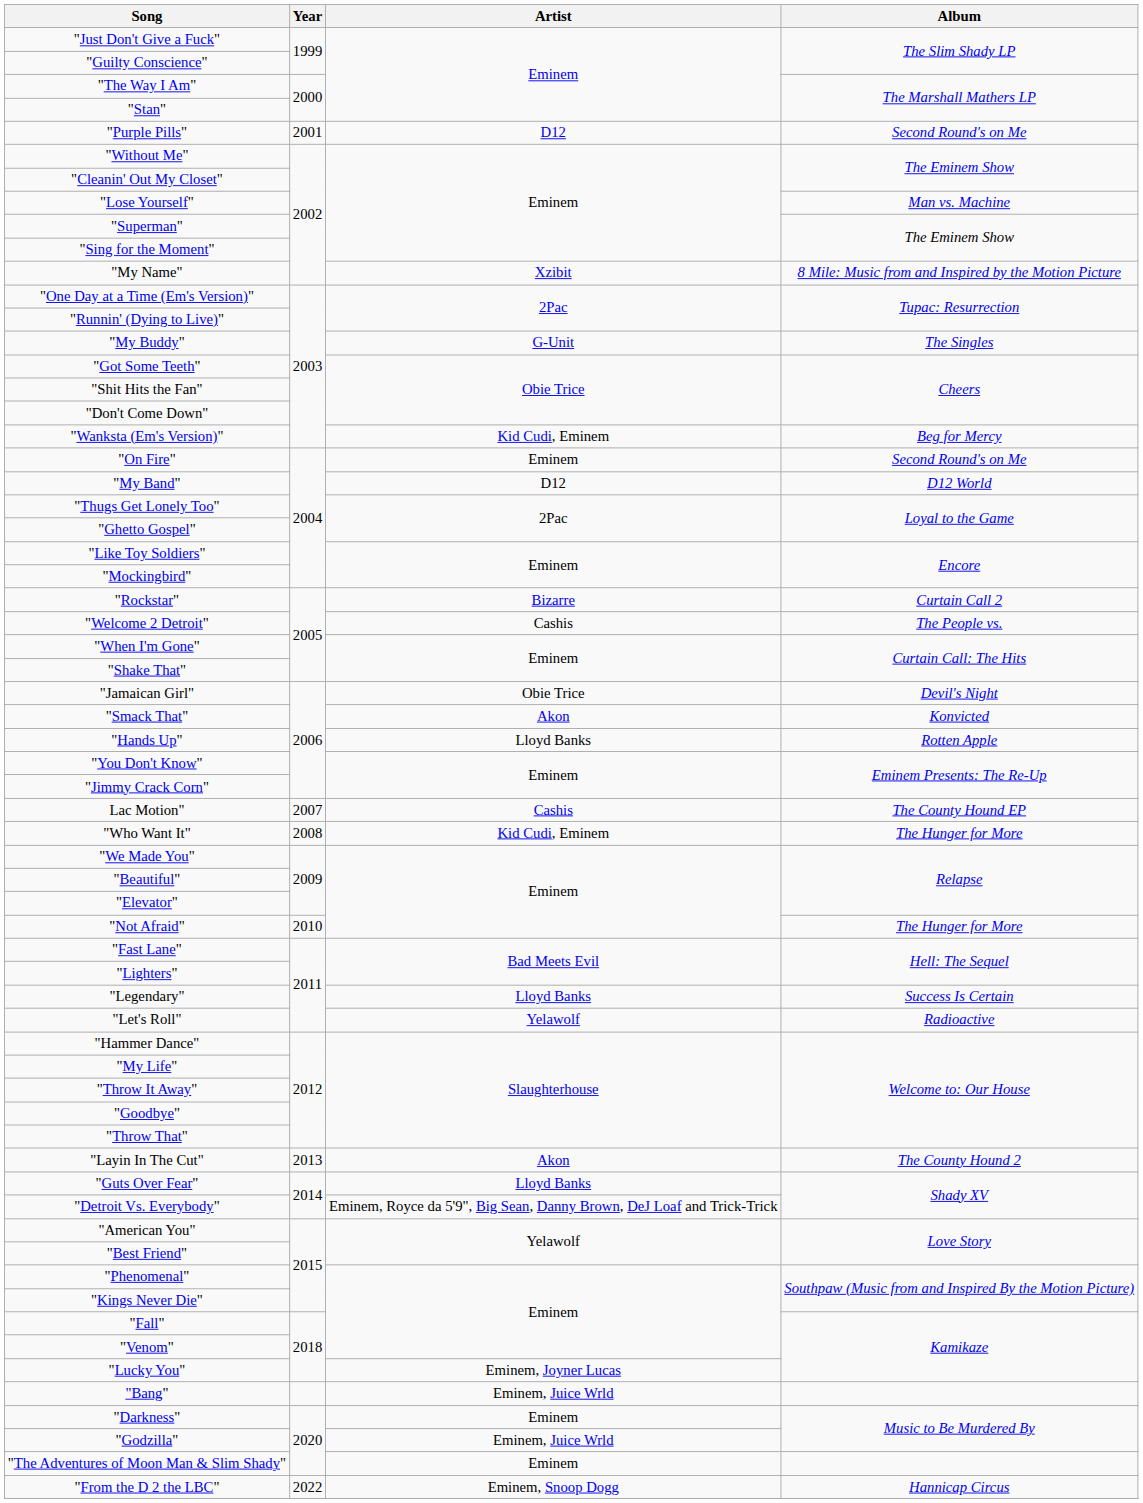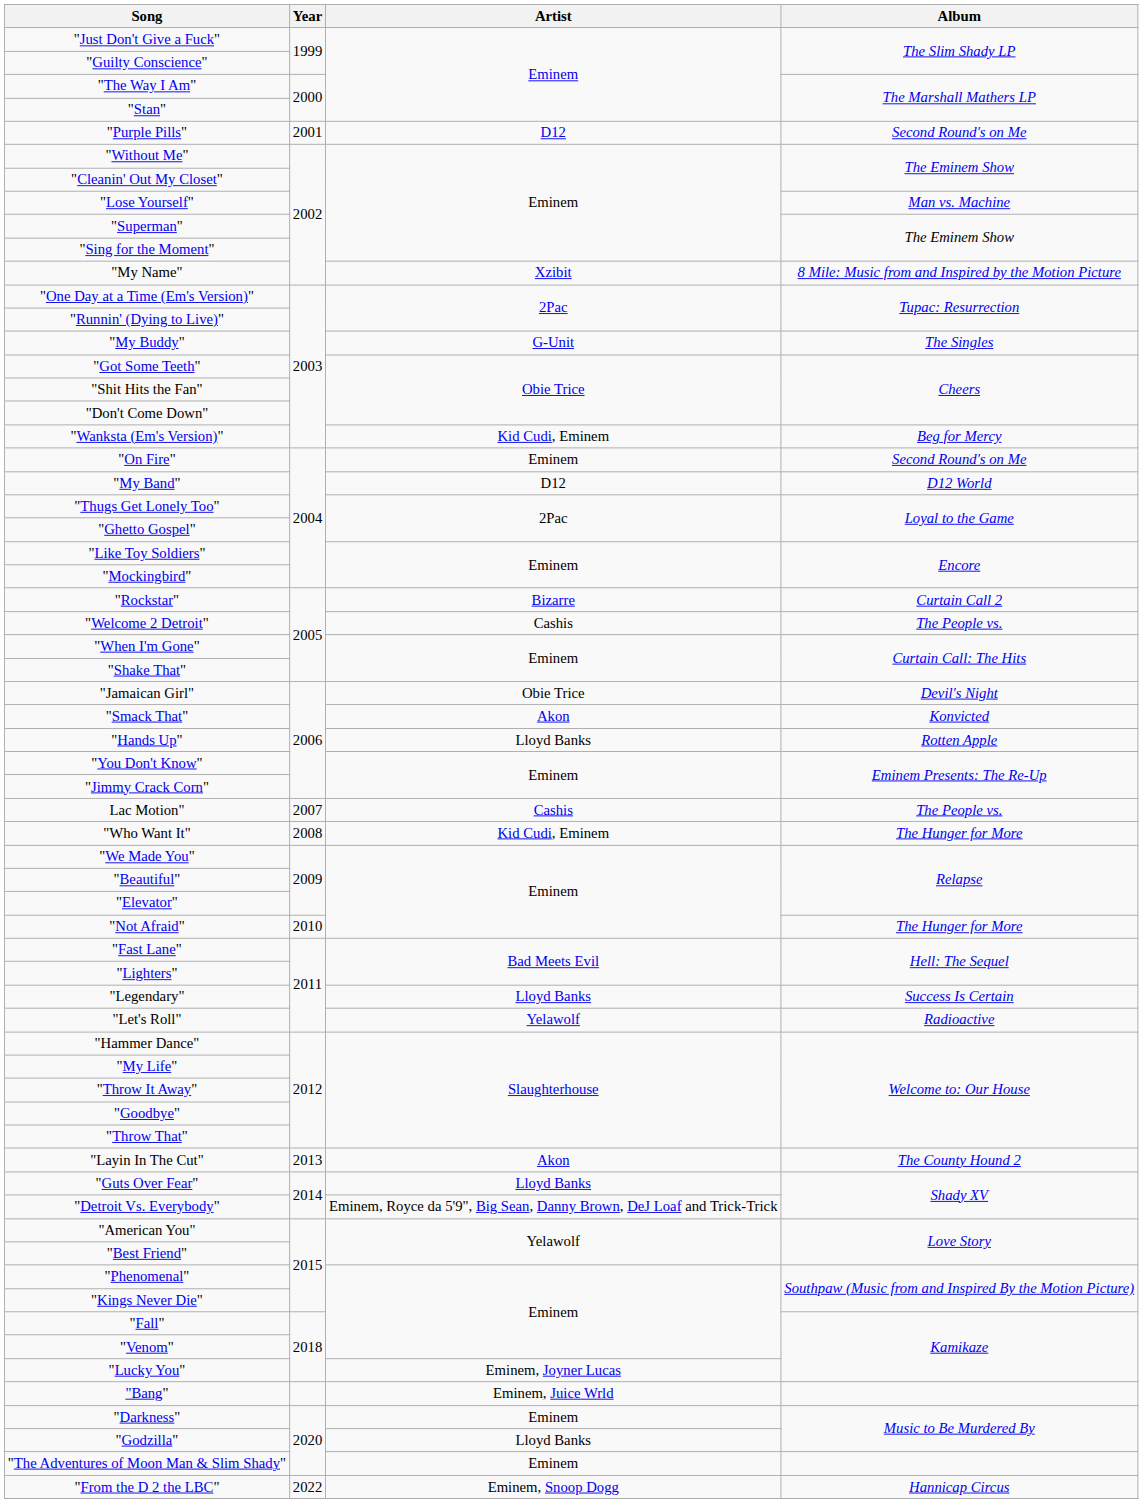(959, 809) The County Hound EP -> (959, 809) The People vs.
(553, 1440) Eminem, Juice Wrld -> (553, 1440) Lloyd Banks
